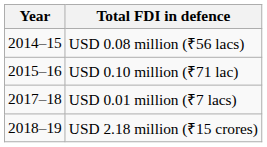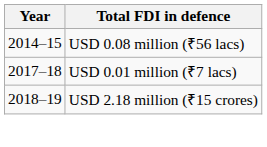- row: (154, 72)
